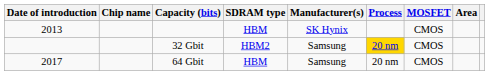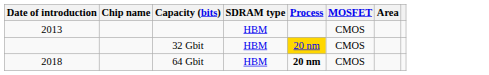- column: (327, 12)
(255, 45) HBM2 -> (255, 45) HBM
(52, 62) 2017 -> (52, 62) 2018
(385, 62) normal -> (307, 62) bold
